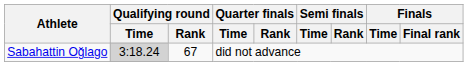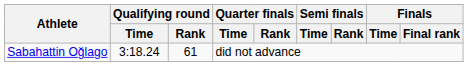(139, 53) lightgrey background -> (139, 53) no background
(190, 53) 67 -> (190, 53) 61
